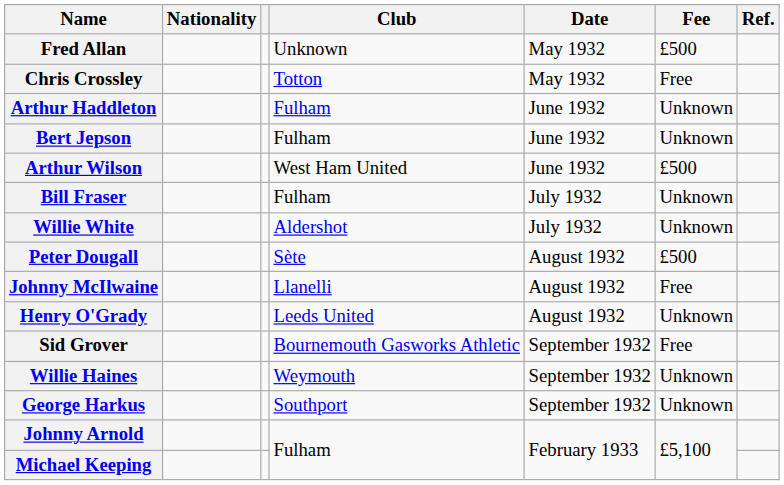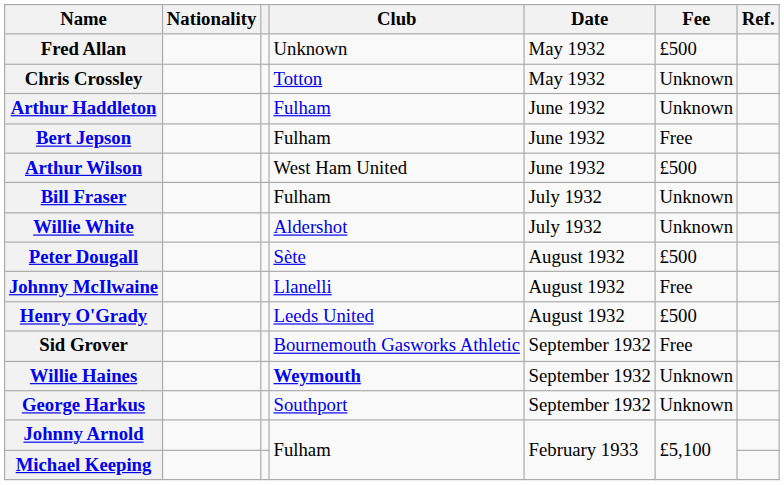(676, 78) Free -> (696, 78) Unknown
(696, 138) Unknown -> (676, 138) Free
(696, 316) Unknown -> (678, 316) £500
(314, 375) normal -> (317, 375) bold
